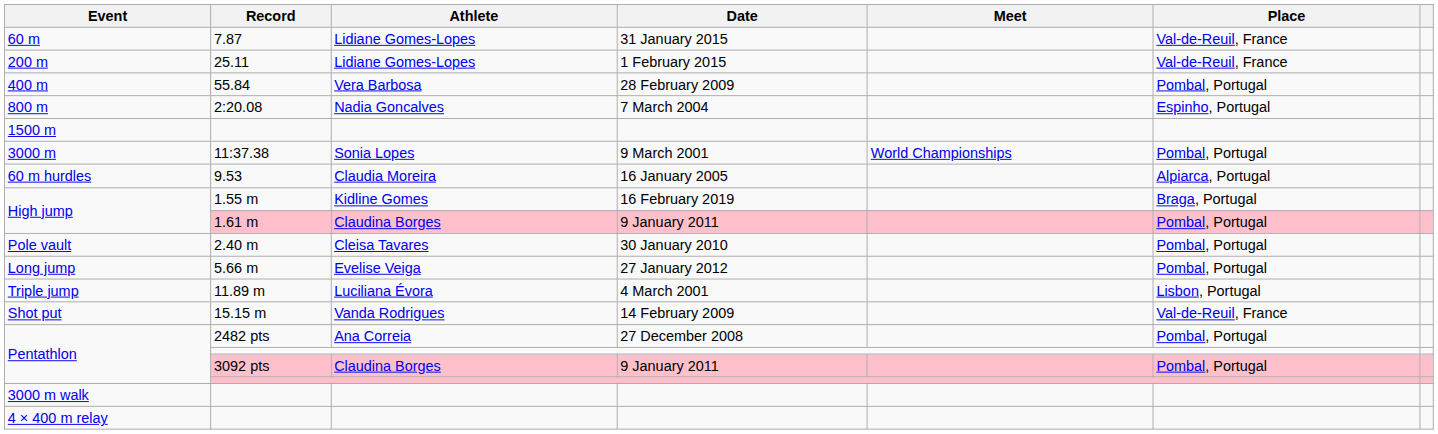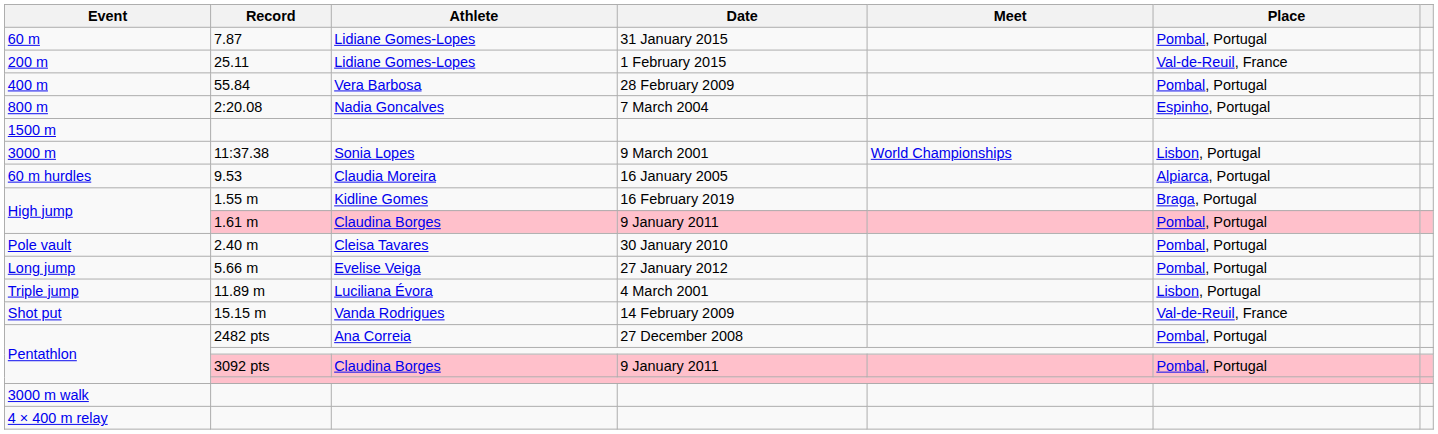(1222, 39) Val-de-Reuil, France -> (1212, 39) Pombal, Portugal
(1212, 153) Pombal, Portugal -> (1209, 153) Lisbon, Portugal
